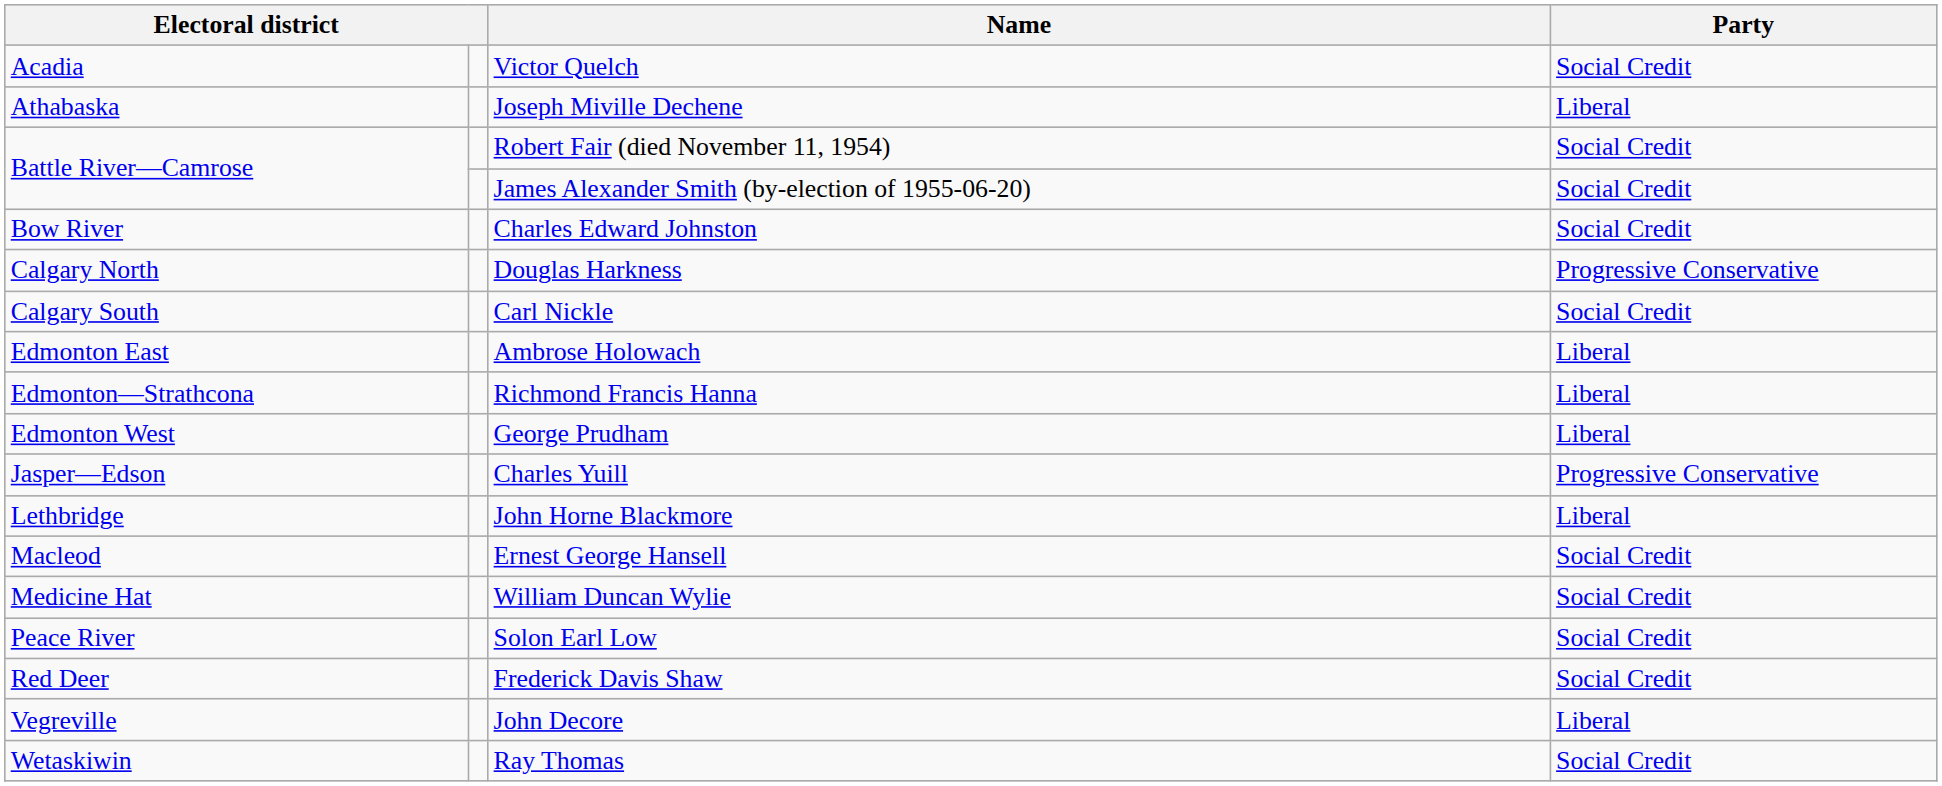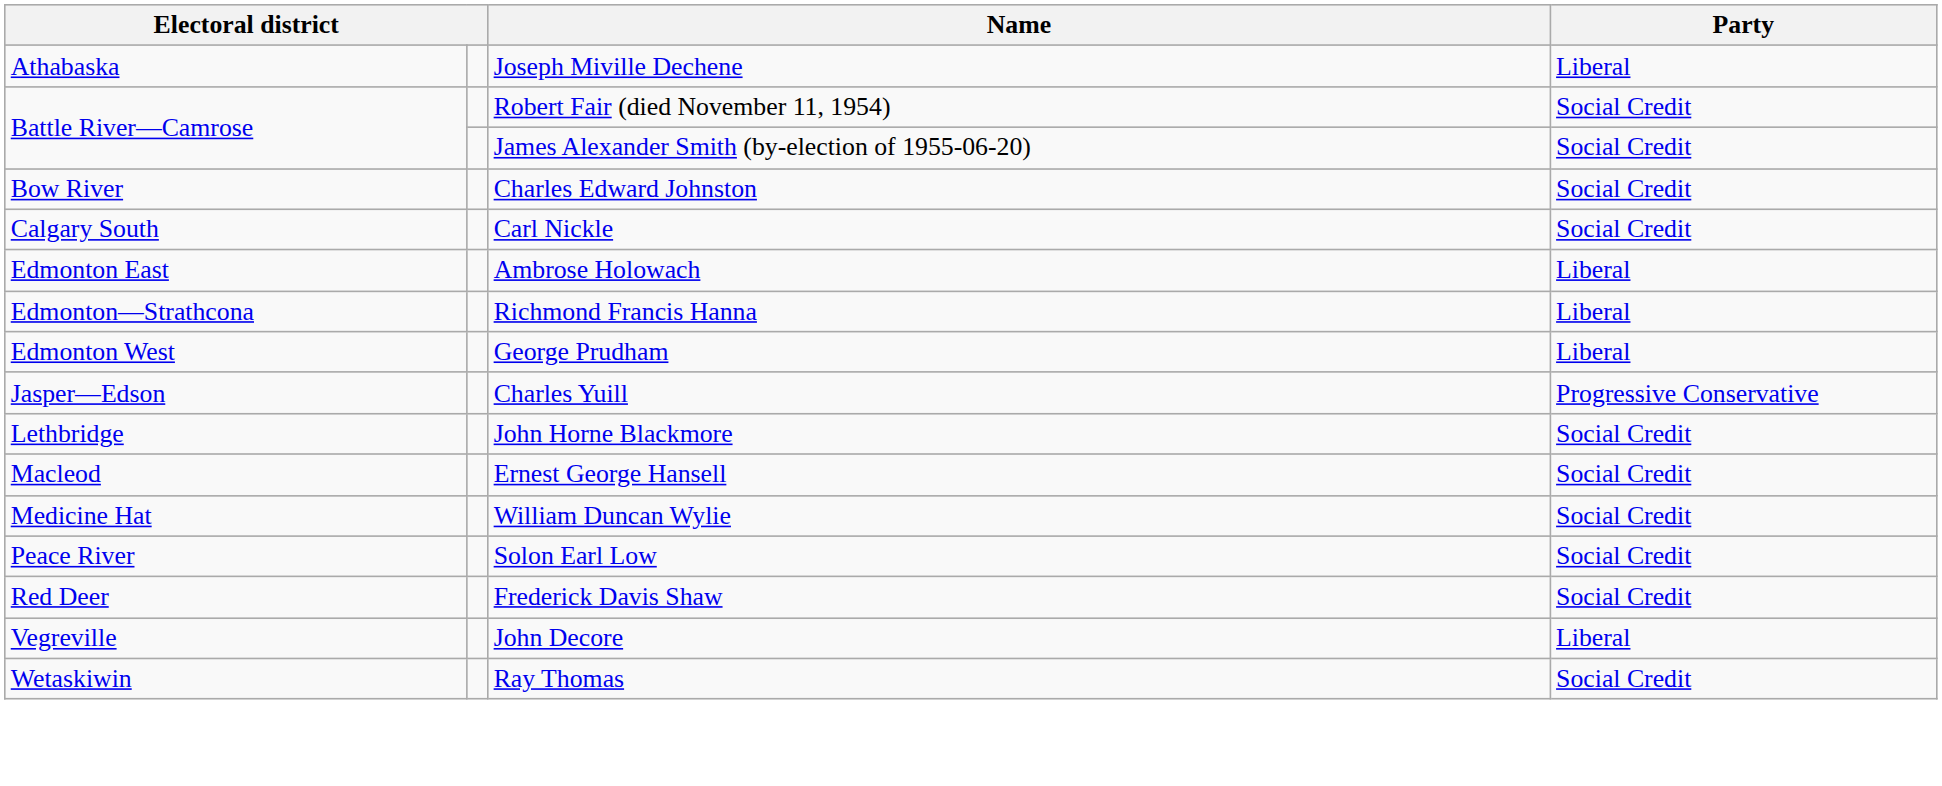- row: (566, 65)
- row: (588, 270)
(1593, 515) Liberal -> (1624, 433) Social Credit
